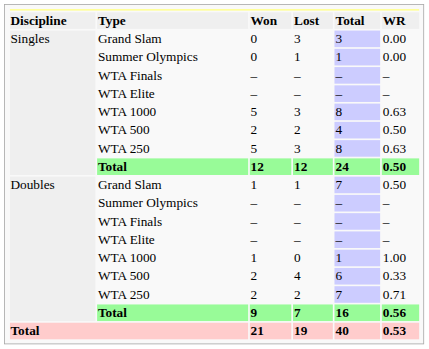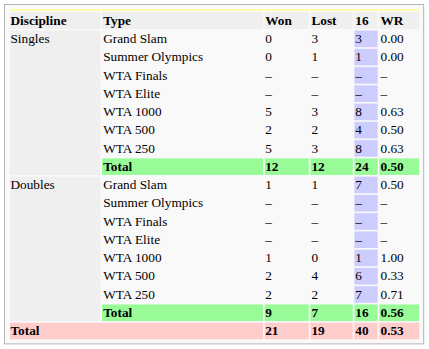(350, 20) Total -> (362, 20) 16
